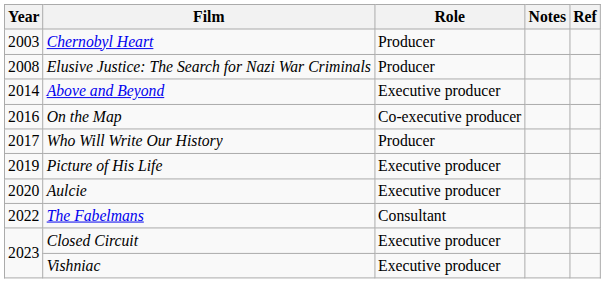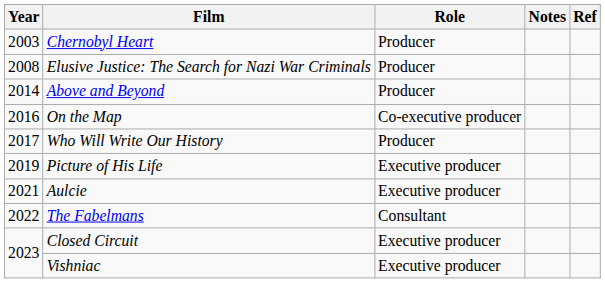(439, 91) Executive producer -> (406, 91) Producer
(24, 191) 2020 -> (24, 191) 2021
